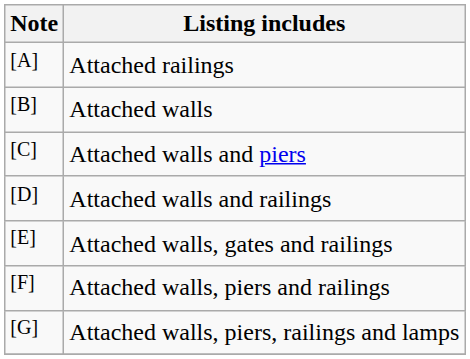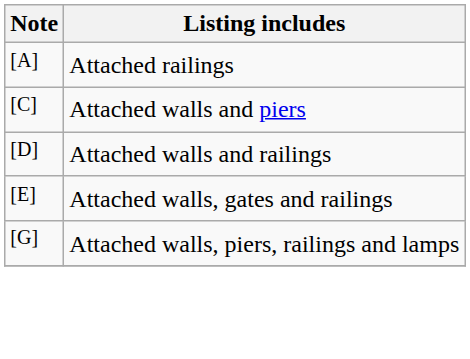- row: (141, 109)
- row: (230, 287)
